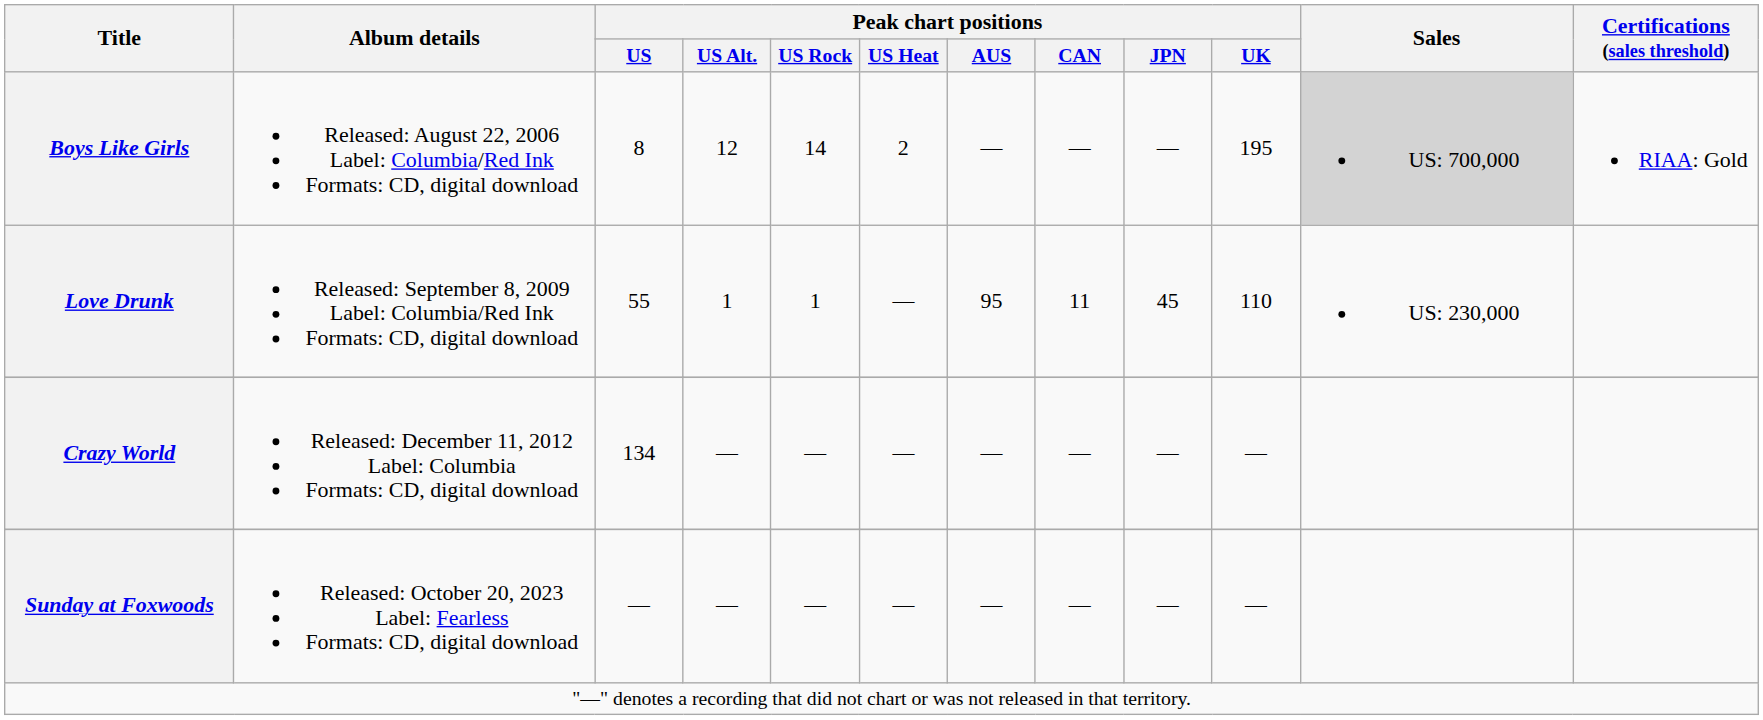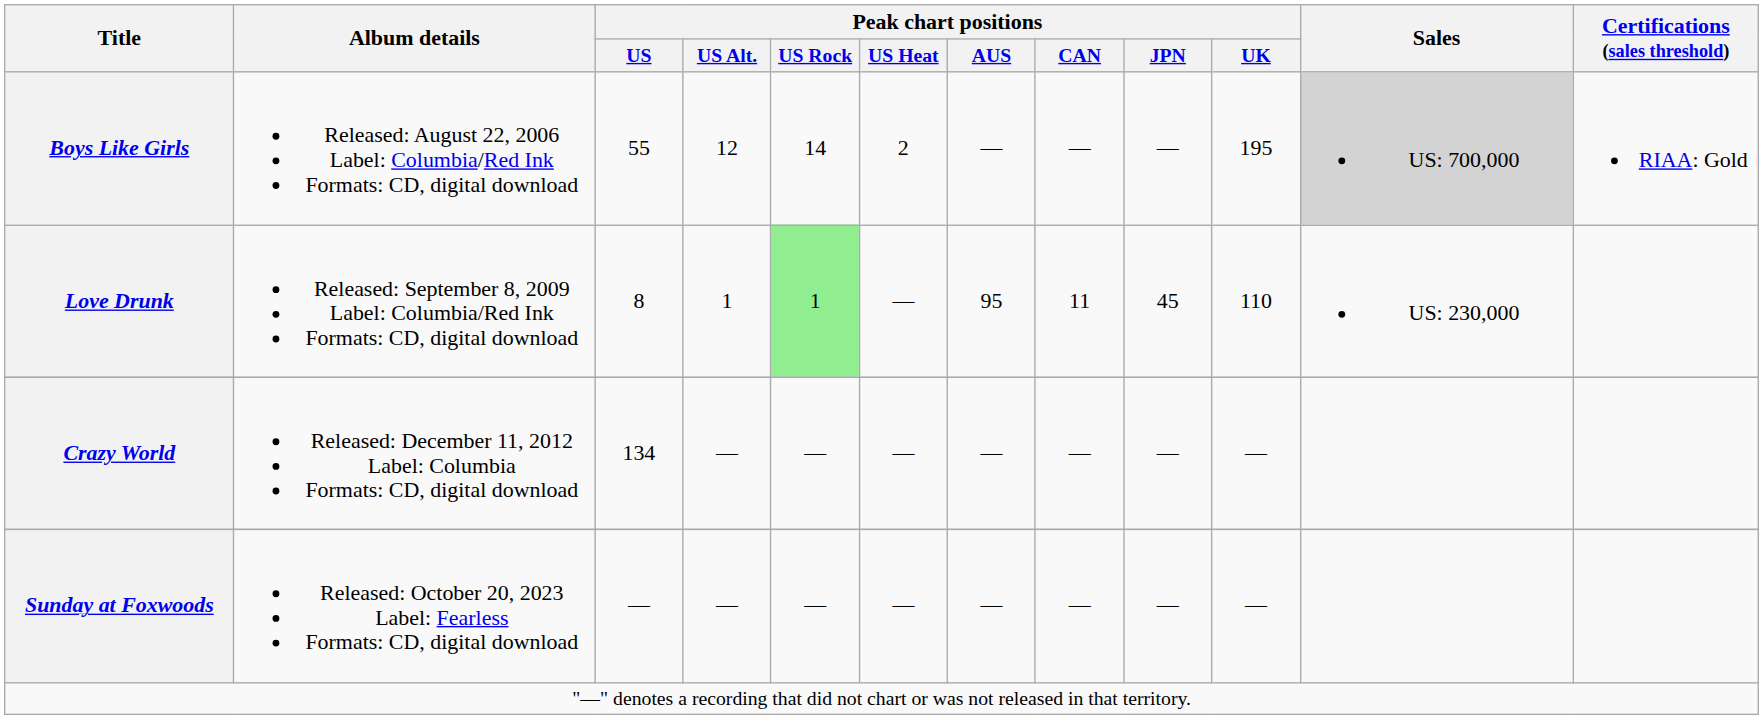(639, 148) 8 -> (639, 148) 55
(639, 300) 55 -> (639, 300) 8
(815, 300) no background -> (815, 300) lightgreen background
